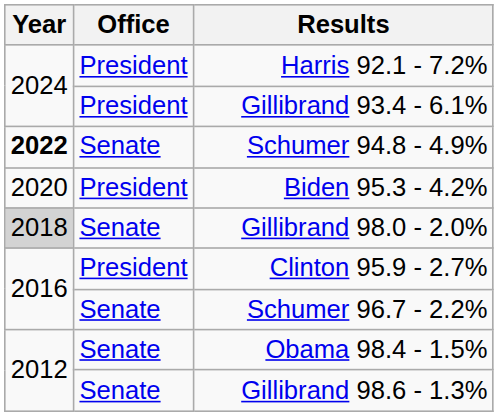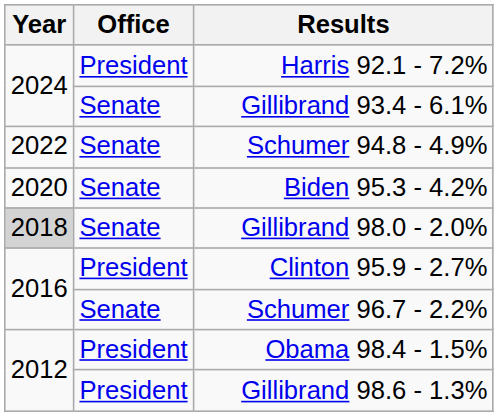(134, 106) President -> (120, 106) Senate
(39, 146) bold -> (39, 146) normal
(134, 187) President -> (120, 187) Senate
(120, 349) Senate -> (134, 349) President
(120, 390) Senate -> (134, 390) President
